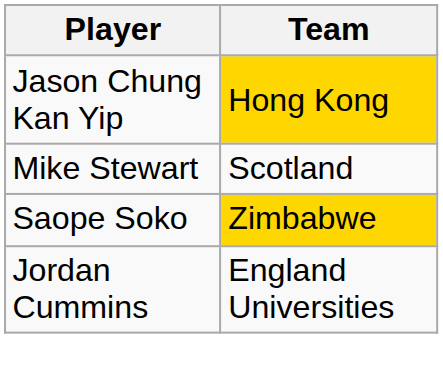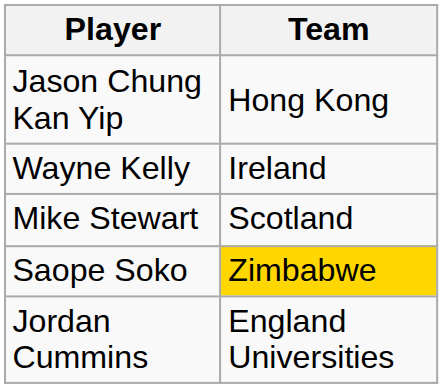(309, 99) gold background -> (309, 99) no background
+ row: (101, 168)
